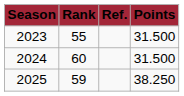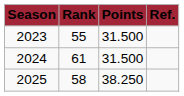columns swapped: (154, 15) <-> (115, 15)
(79, 58) 60 -> (79, 58) 61
(79, 79) 59 -> (79, 79) 58
